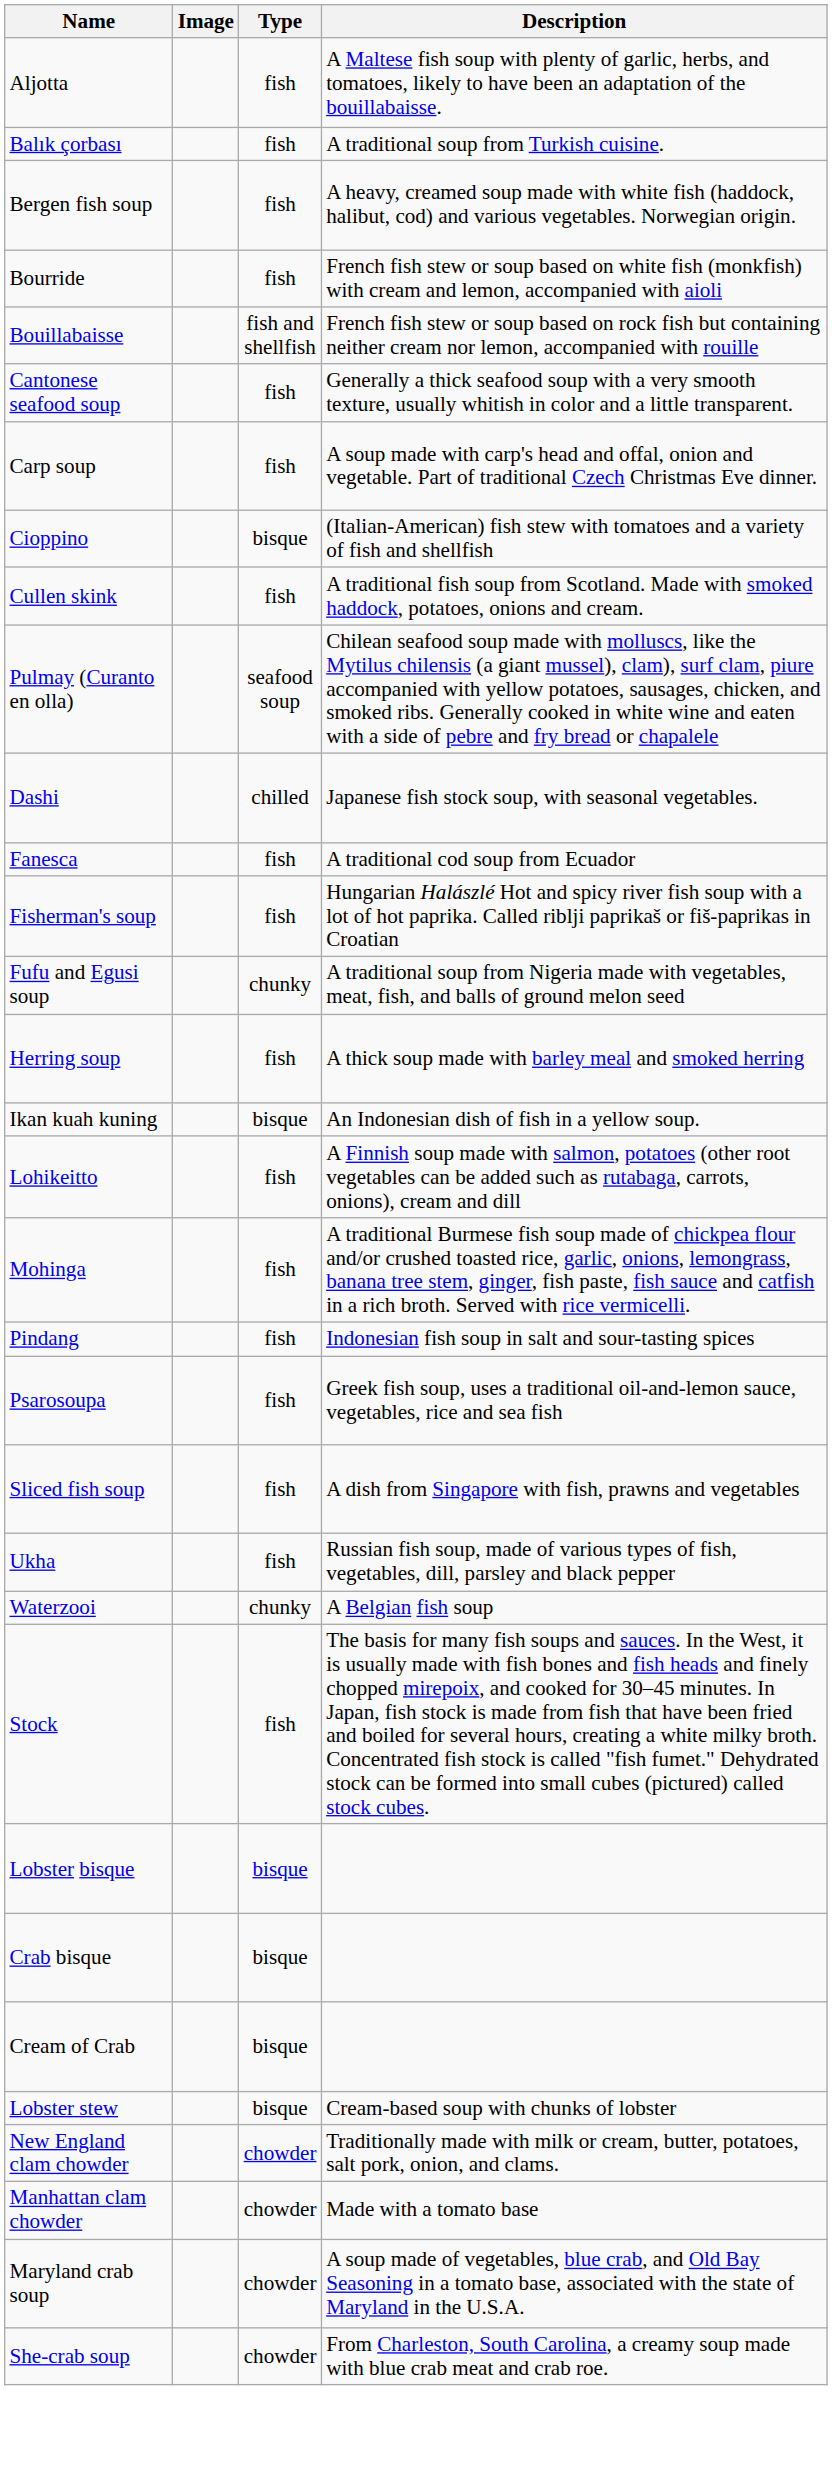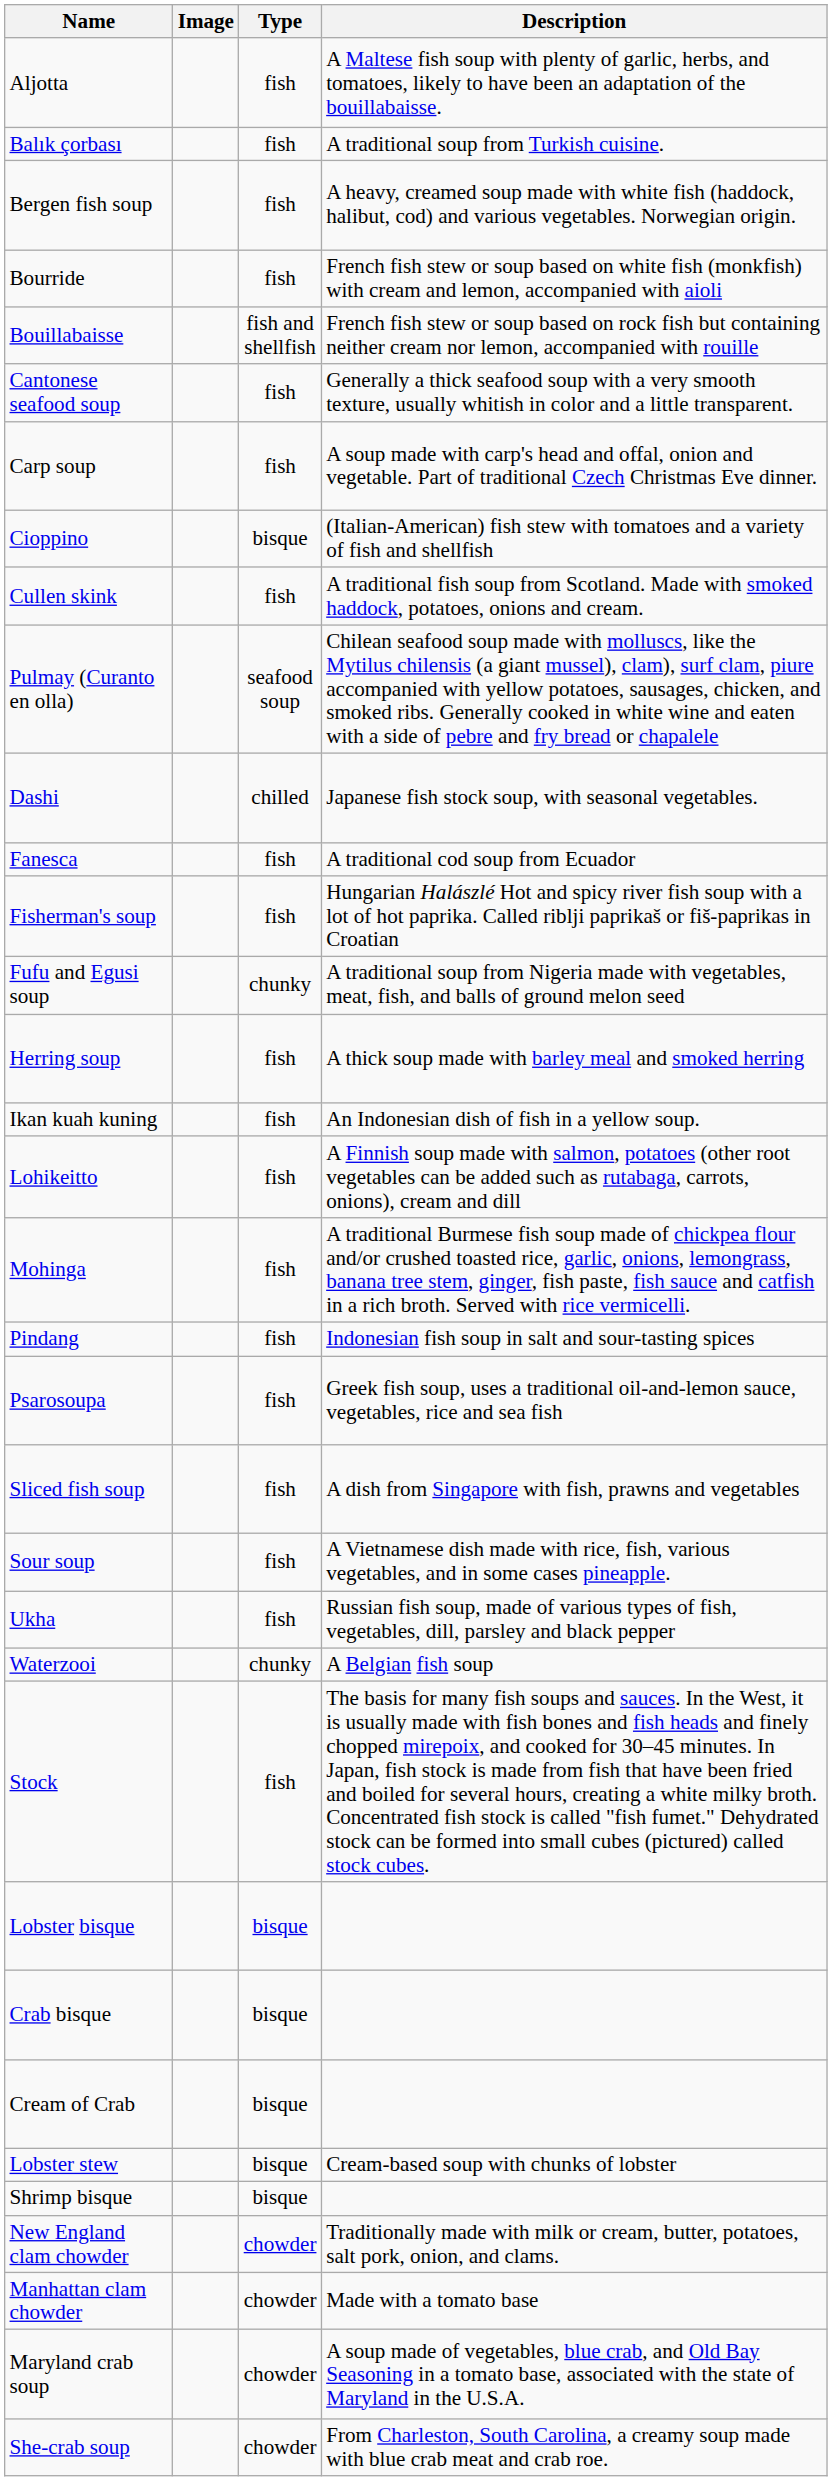(280, 1119) bisque -> (280, 1119) fish
+ row: (52, 1562)
+ row: (71, 2198)
